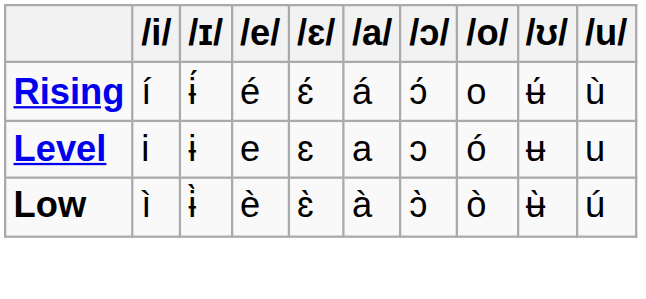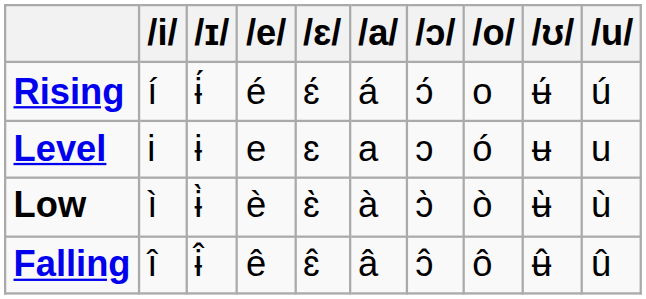(595, 90) ù -> (601, 90) ú
(595, 206) ú -> (601, 206) ù
+ row: (72, 263)
